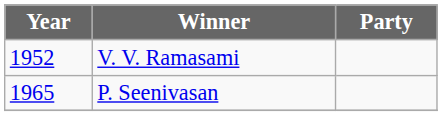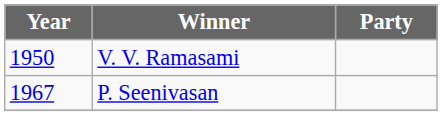(32, 57) 1952 -> (32, 57) 1950
(32, 92) 1965 -> (32, 92) 1967
